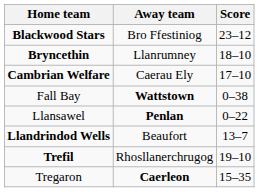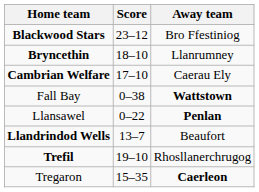columns swapped: (235, 14) <-> (165, 14)
